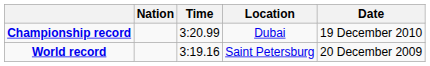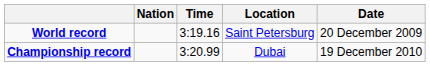rows swapped: (69, 52) <-> (69, 33)
